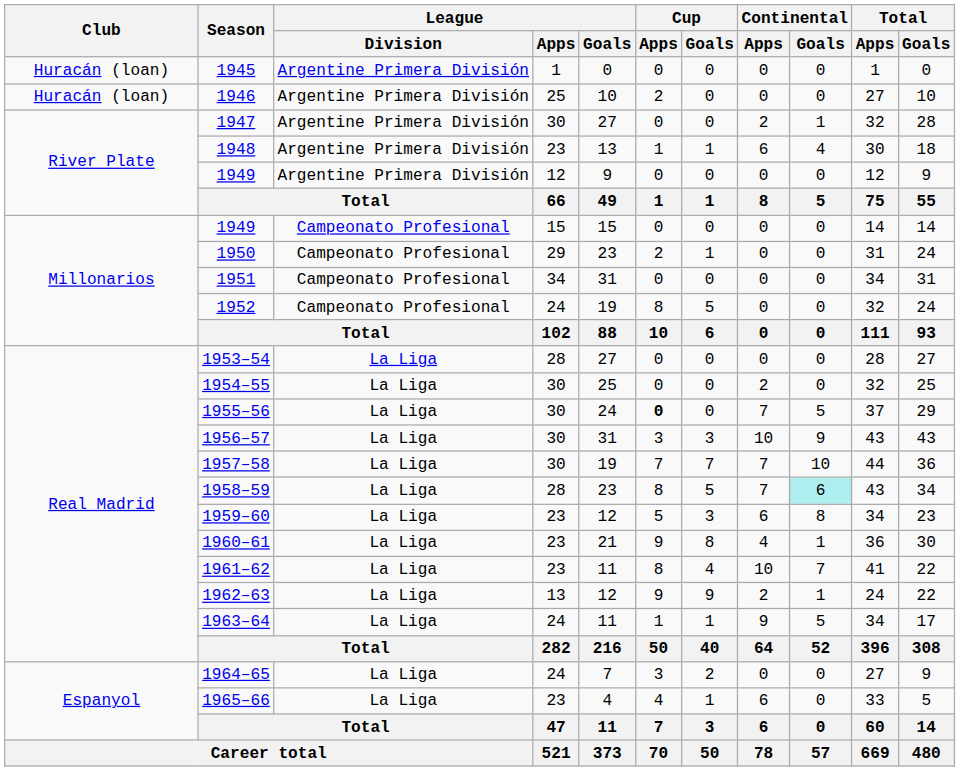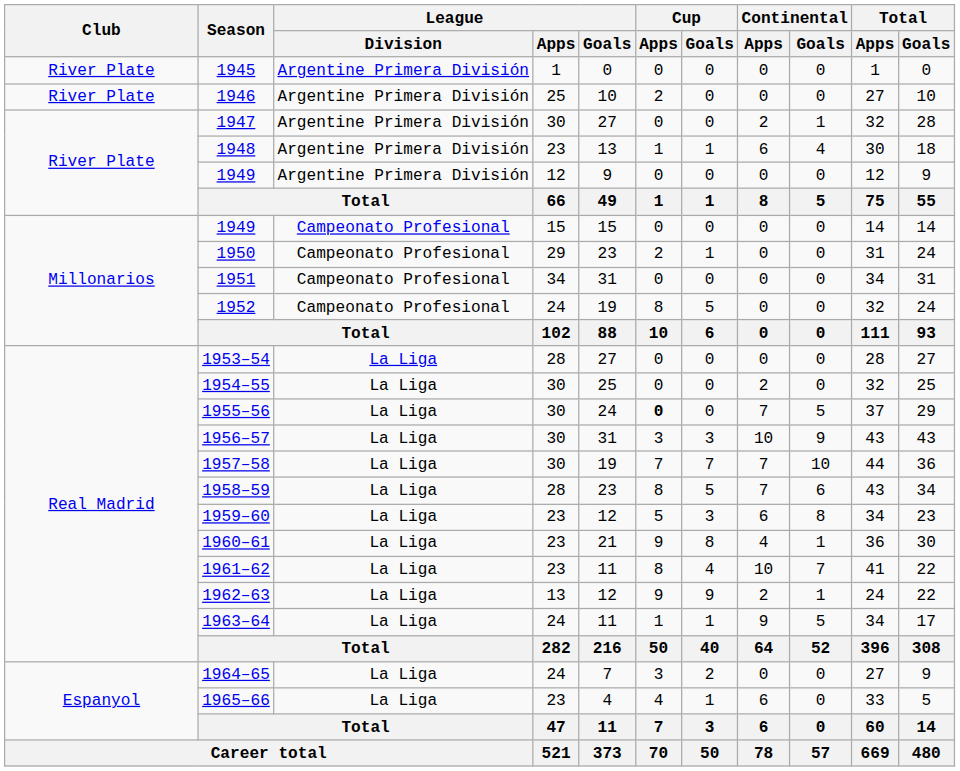(101, 70) Huracán (loan) -> (101, 70) River Plate
(101, 97) Huracán (loan) -> (101, 97) River Plate
(821, 491) paleturquoise background -> (821, 491) no background
